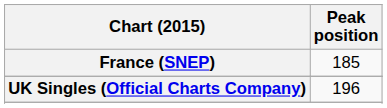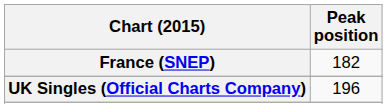(346, 62) 185 -> (346, 62) 182
